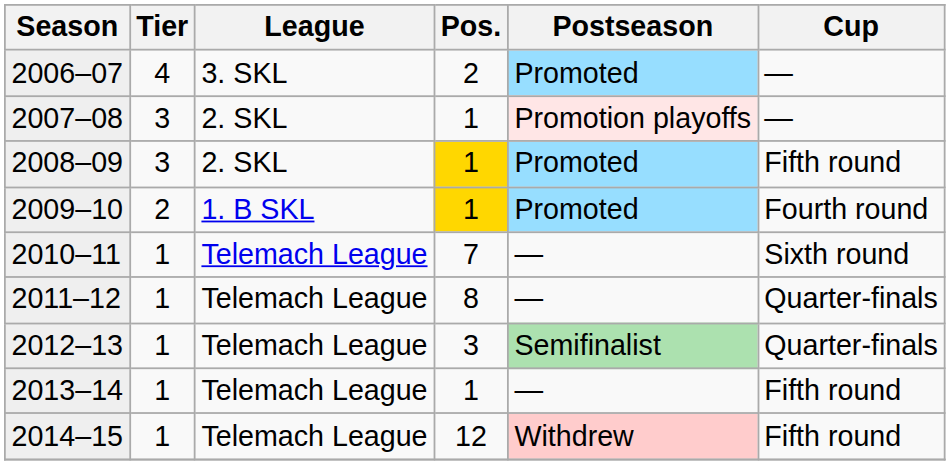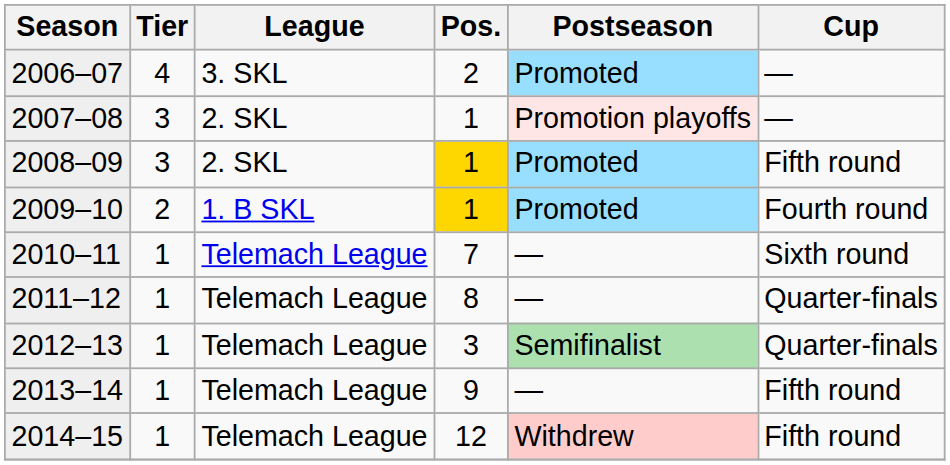(471, 390) 1 -> (471, 390) 9
